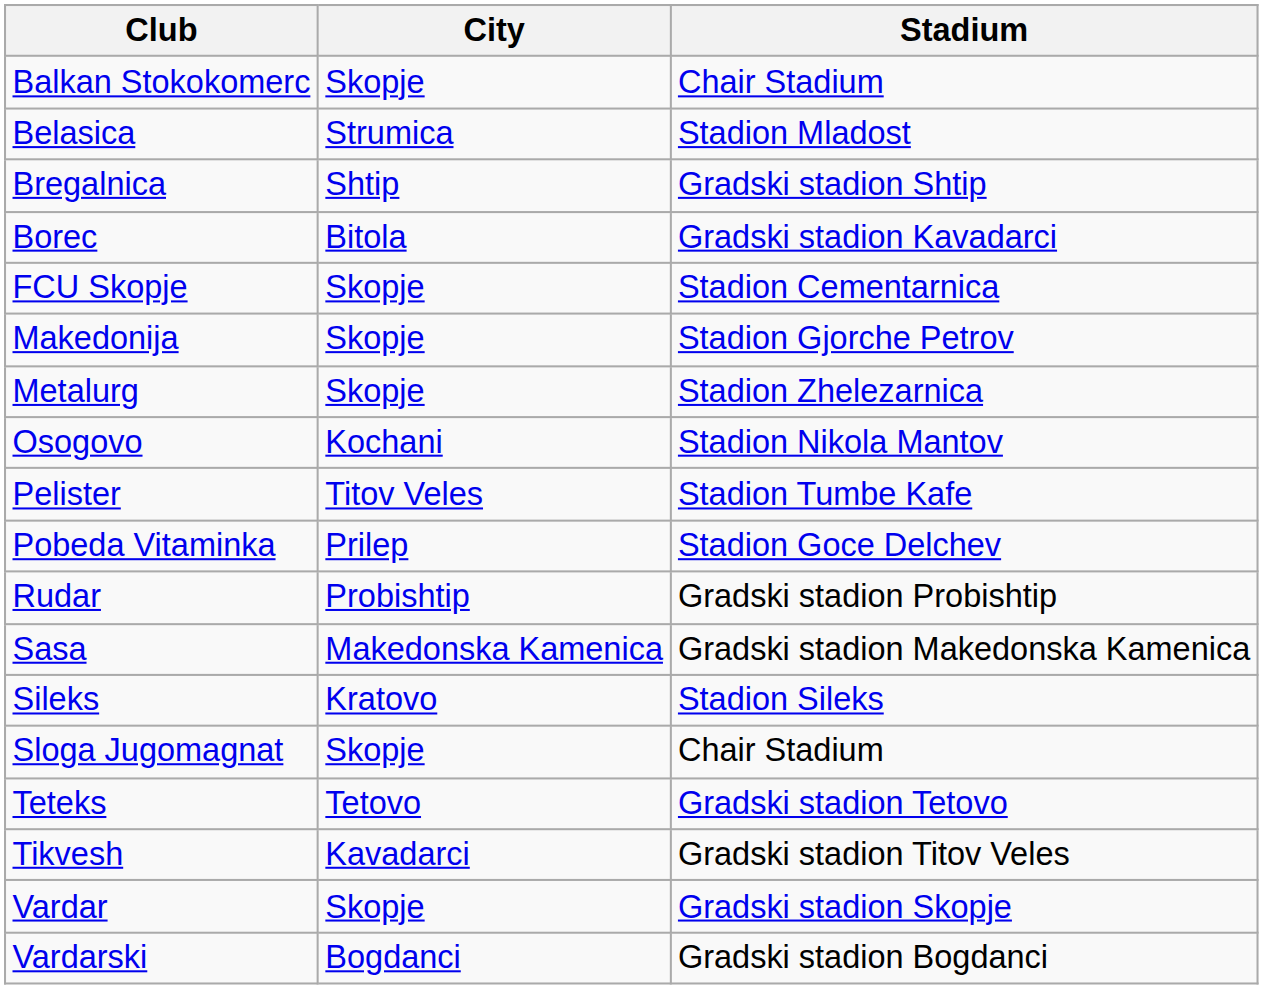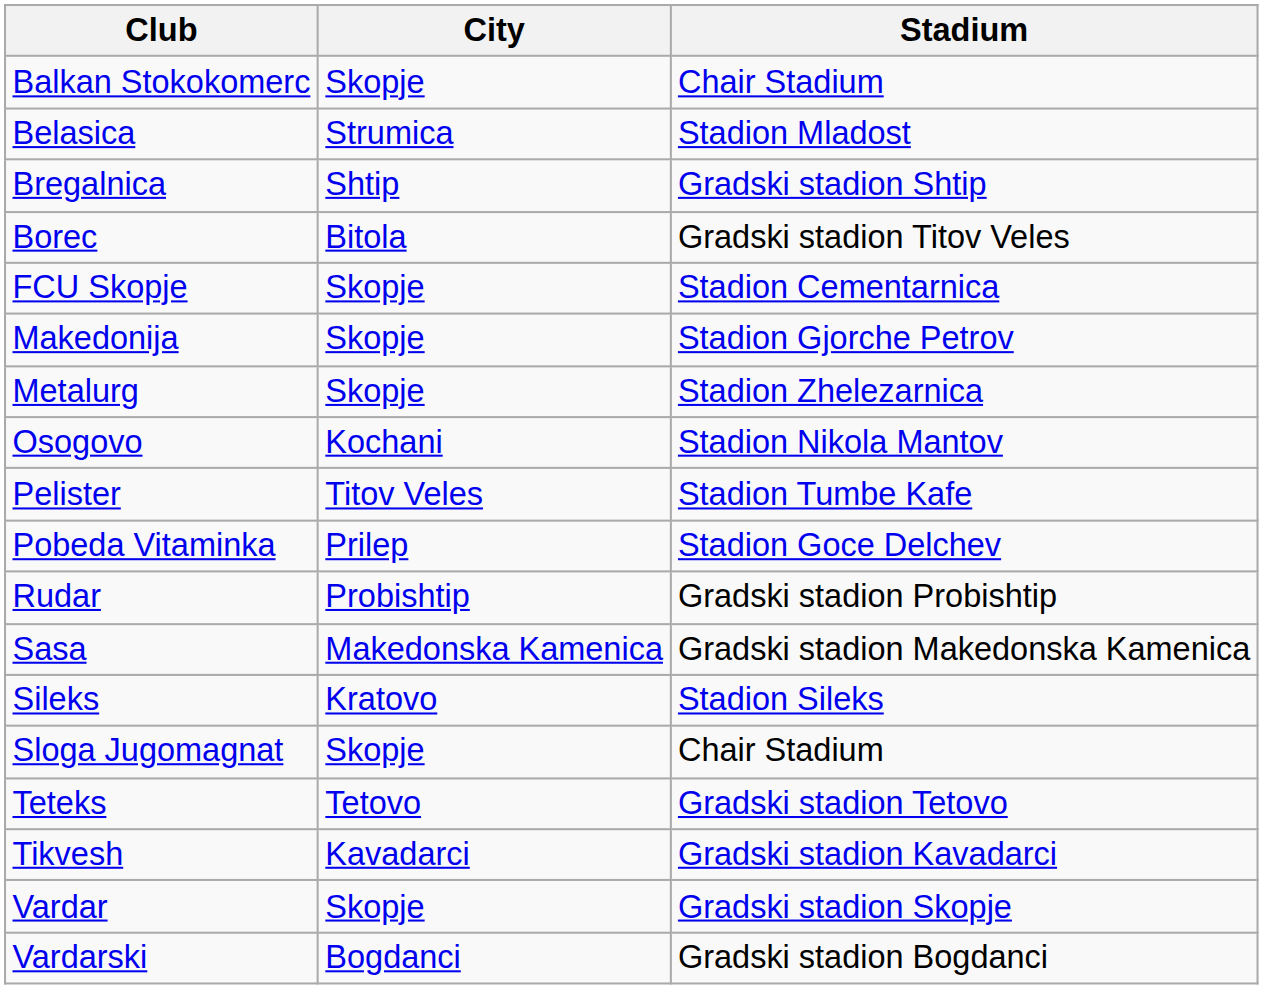(867, 236) Gradski stadion Kavadarci -> (874, 236) Gradski stadion Titov Veles
(874, 854) Gradski stadion Titov Veles -> (867, 854) Gradski stadion Kavadarci
